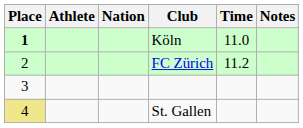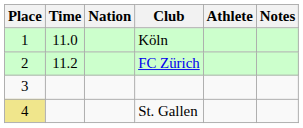columns swapped: (72, 16) <-> (236, 16)
(25, 39) bold -> (25, 39) normal
